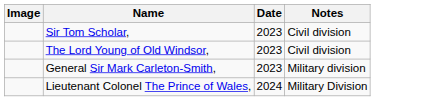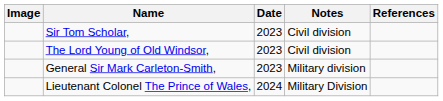+ column: (404, 13)
